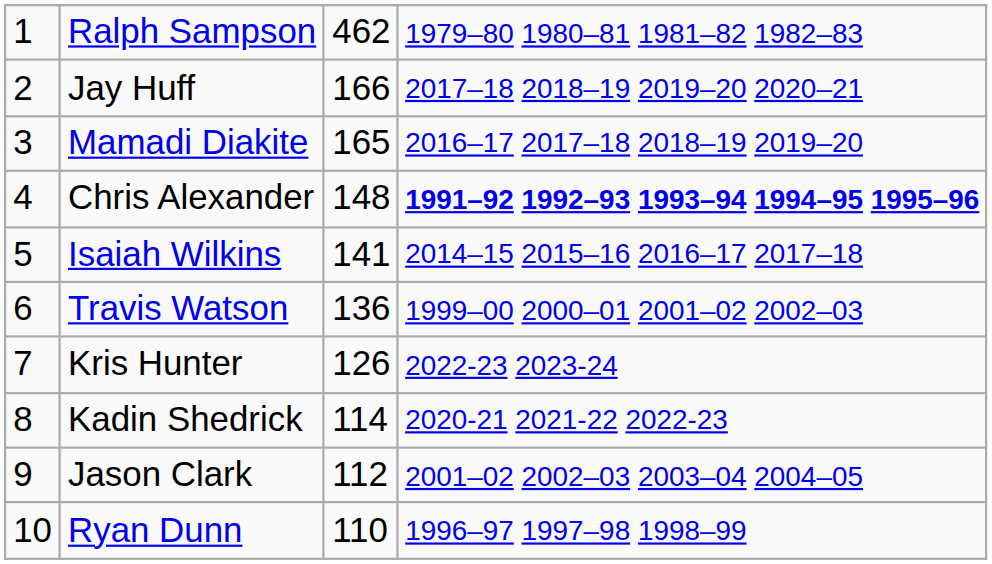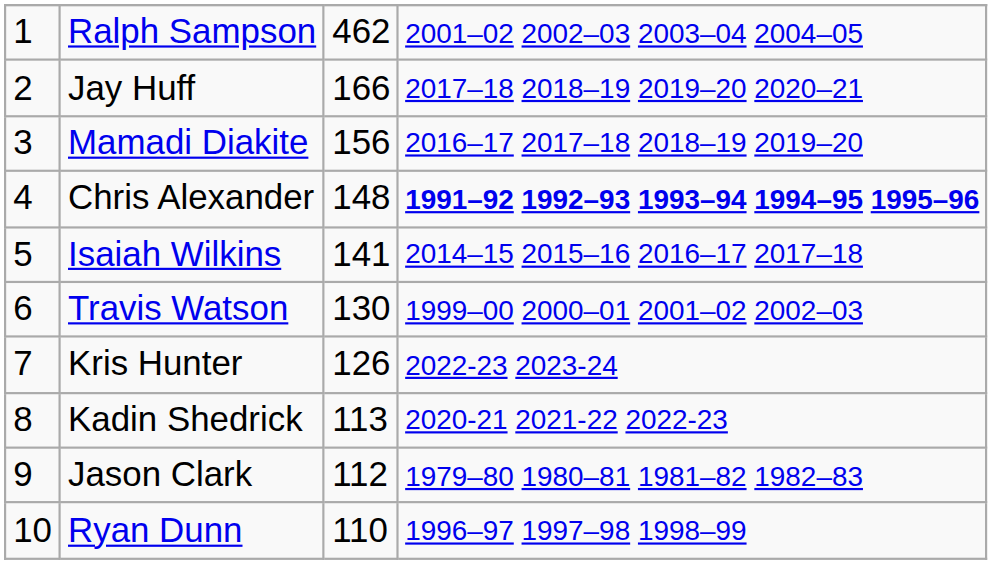(634, 33) 1979–80 1980–81 1981–82 1982–83 -> (634, 33) 2001–02 2002–03 2003–04 2004–05
(361, 142) 165 -> (361, 142) 156
(361, 308) 136 -> (361, 308) 130
(360, 419) 114 -> (360, 419) 113
(634, 475) 2001–02 2002–03 2003–04 2004–05 -> (634, 475) 1979–80 1980–81 1981–82 1982–83
